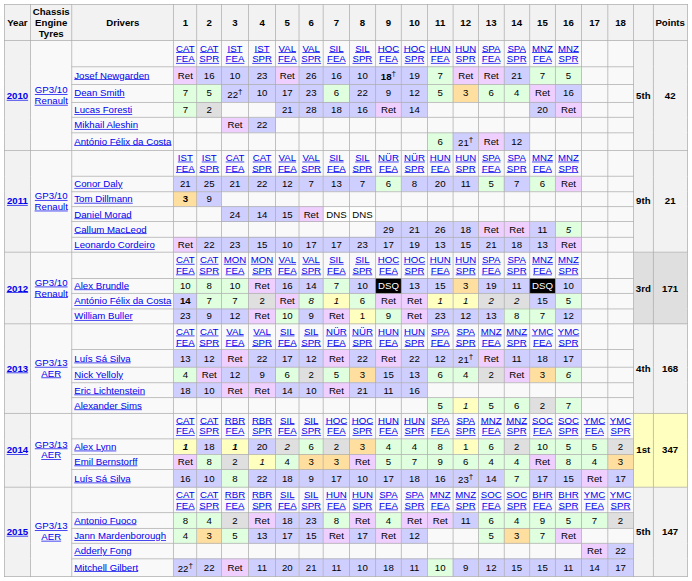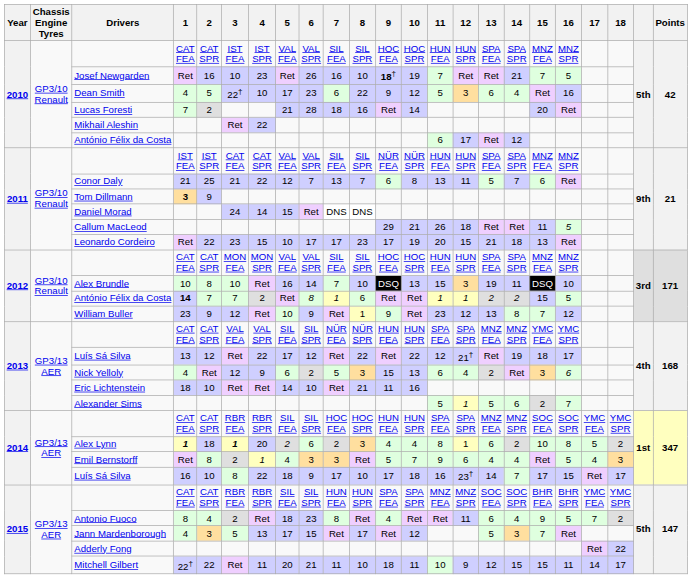(185, 93) 7 -> (185, 93) 4
(466, 141) 21† -> (466, 140) 17
(440, 183) 20 -> (440, 181) 13
(440, 244) 13 -> (440, 242) 20
(517, 358) 11 -> (517, 356) 19
(568, 446) 5 -> (568, 444) 8
(568, 461) 8 -> (568, 459) 5
